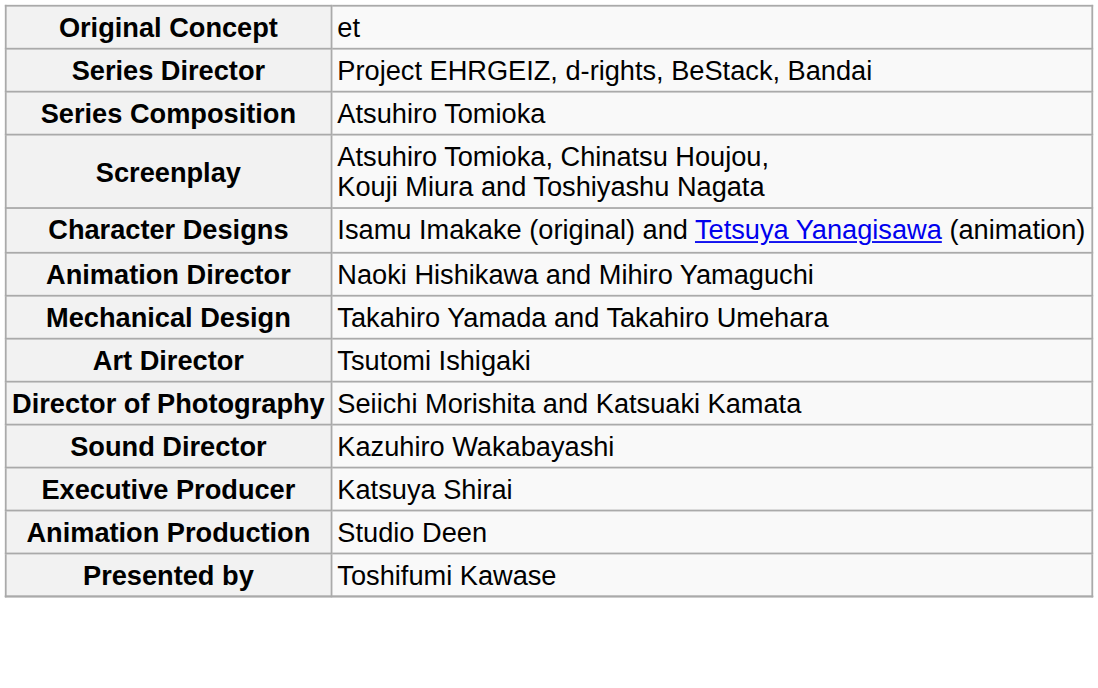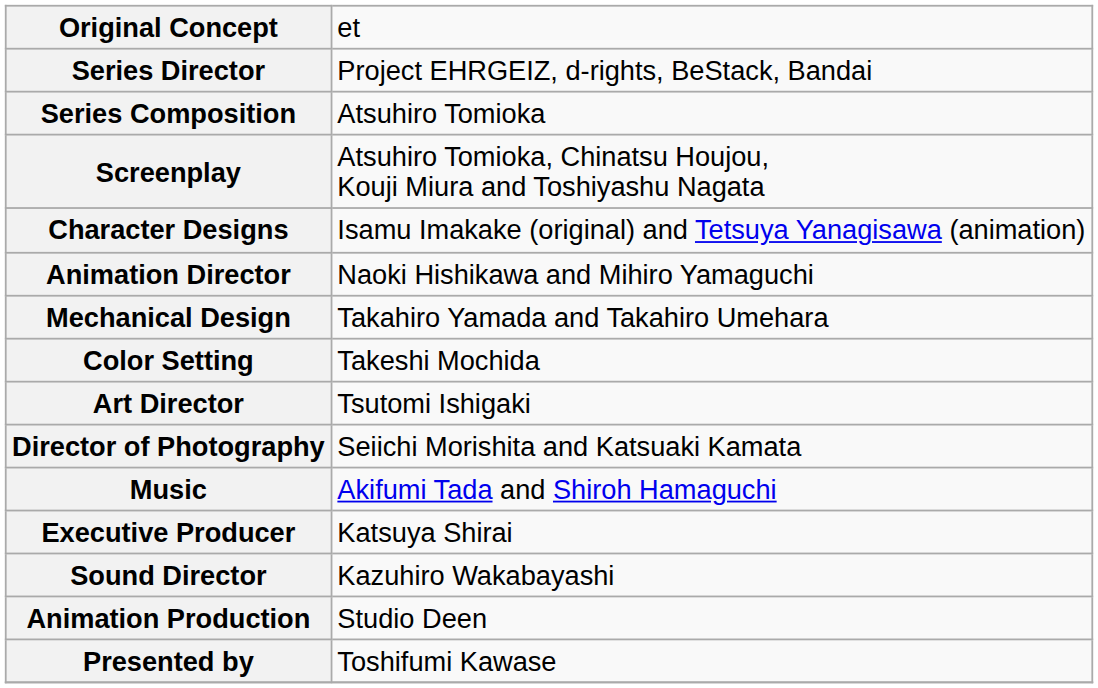+ row: (168, 360)
+ row: (168, 489)
rows swapped: (168, 446) <-> (168, 489)
